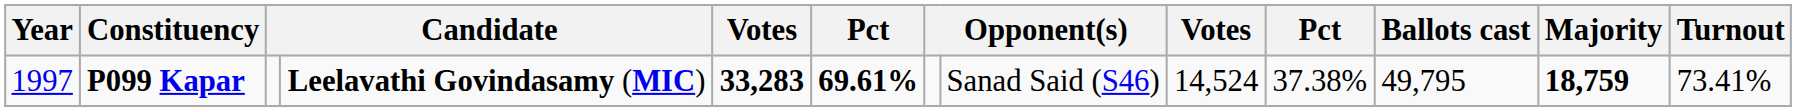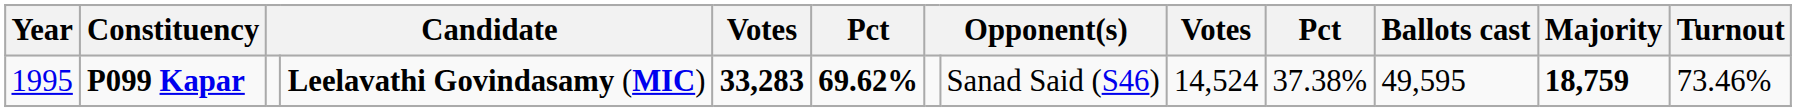(42, 80) 1997 -> (42, 80) 1995
(868, 80) 69.61% -> (868, 80) 69.62%
(1424, 80) 49,795 -> (1424, 80) 49,595
(1724, 80) 73.41% -> (1724, 80) 73.46%
